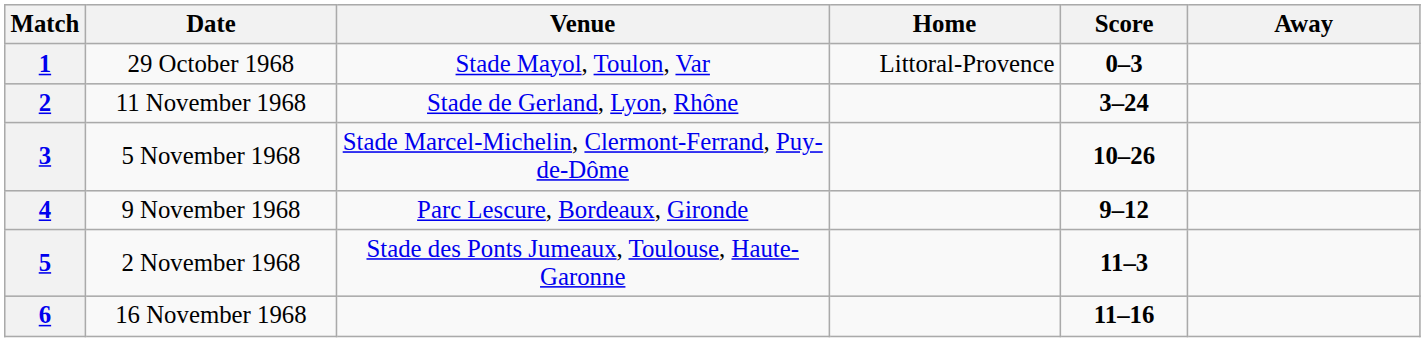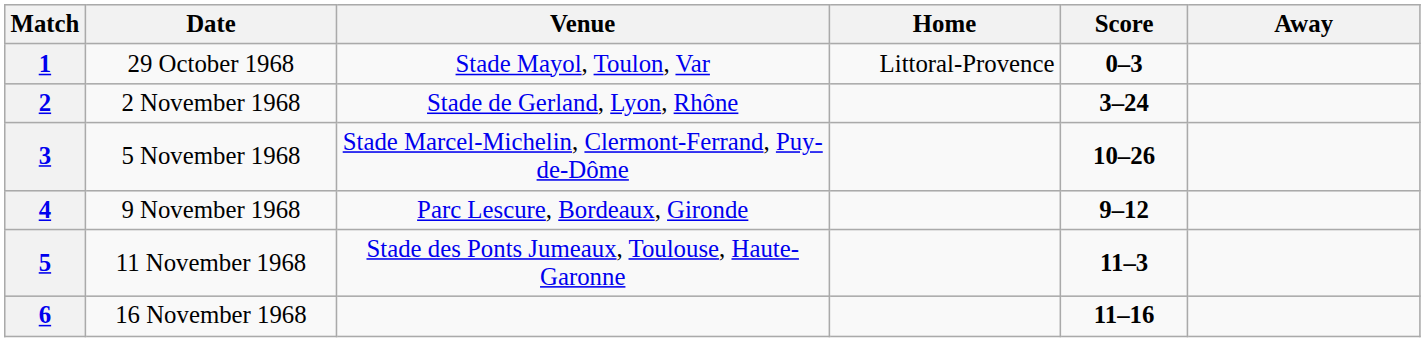(211, 102) 11 November 1968 -> (211, 102) 2 November 1968
(211, 262) 2 November 1968 -> (211, 262) 11 November 1968
